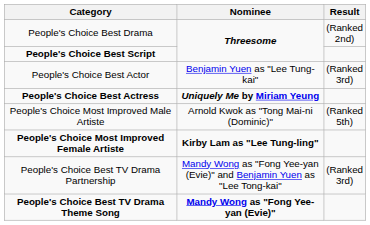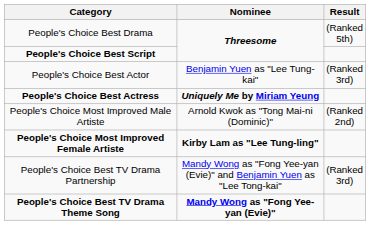(345, 33) (Ranked 2nd) -> (345, 33) (Ranked 5th)
(345, 117) (Ranked 5th) -> (345, 117) (Ranked 2nd)
